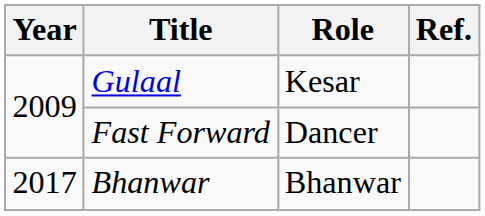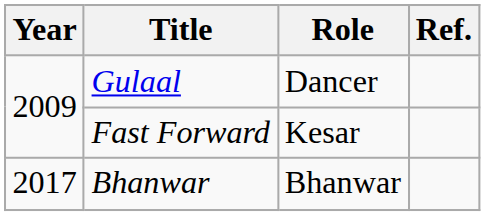(322, 81) Kesar -> (331, 81) Dancer
(331, 132) Dancer -> (322, 132) Kesar
